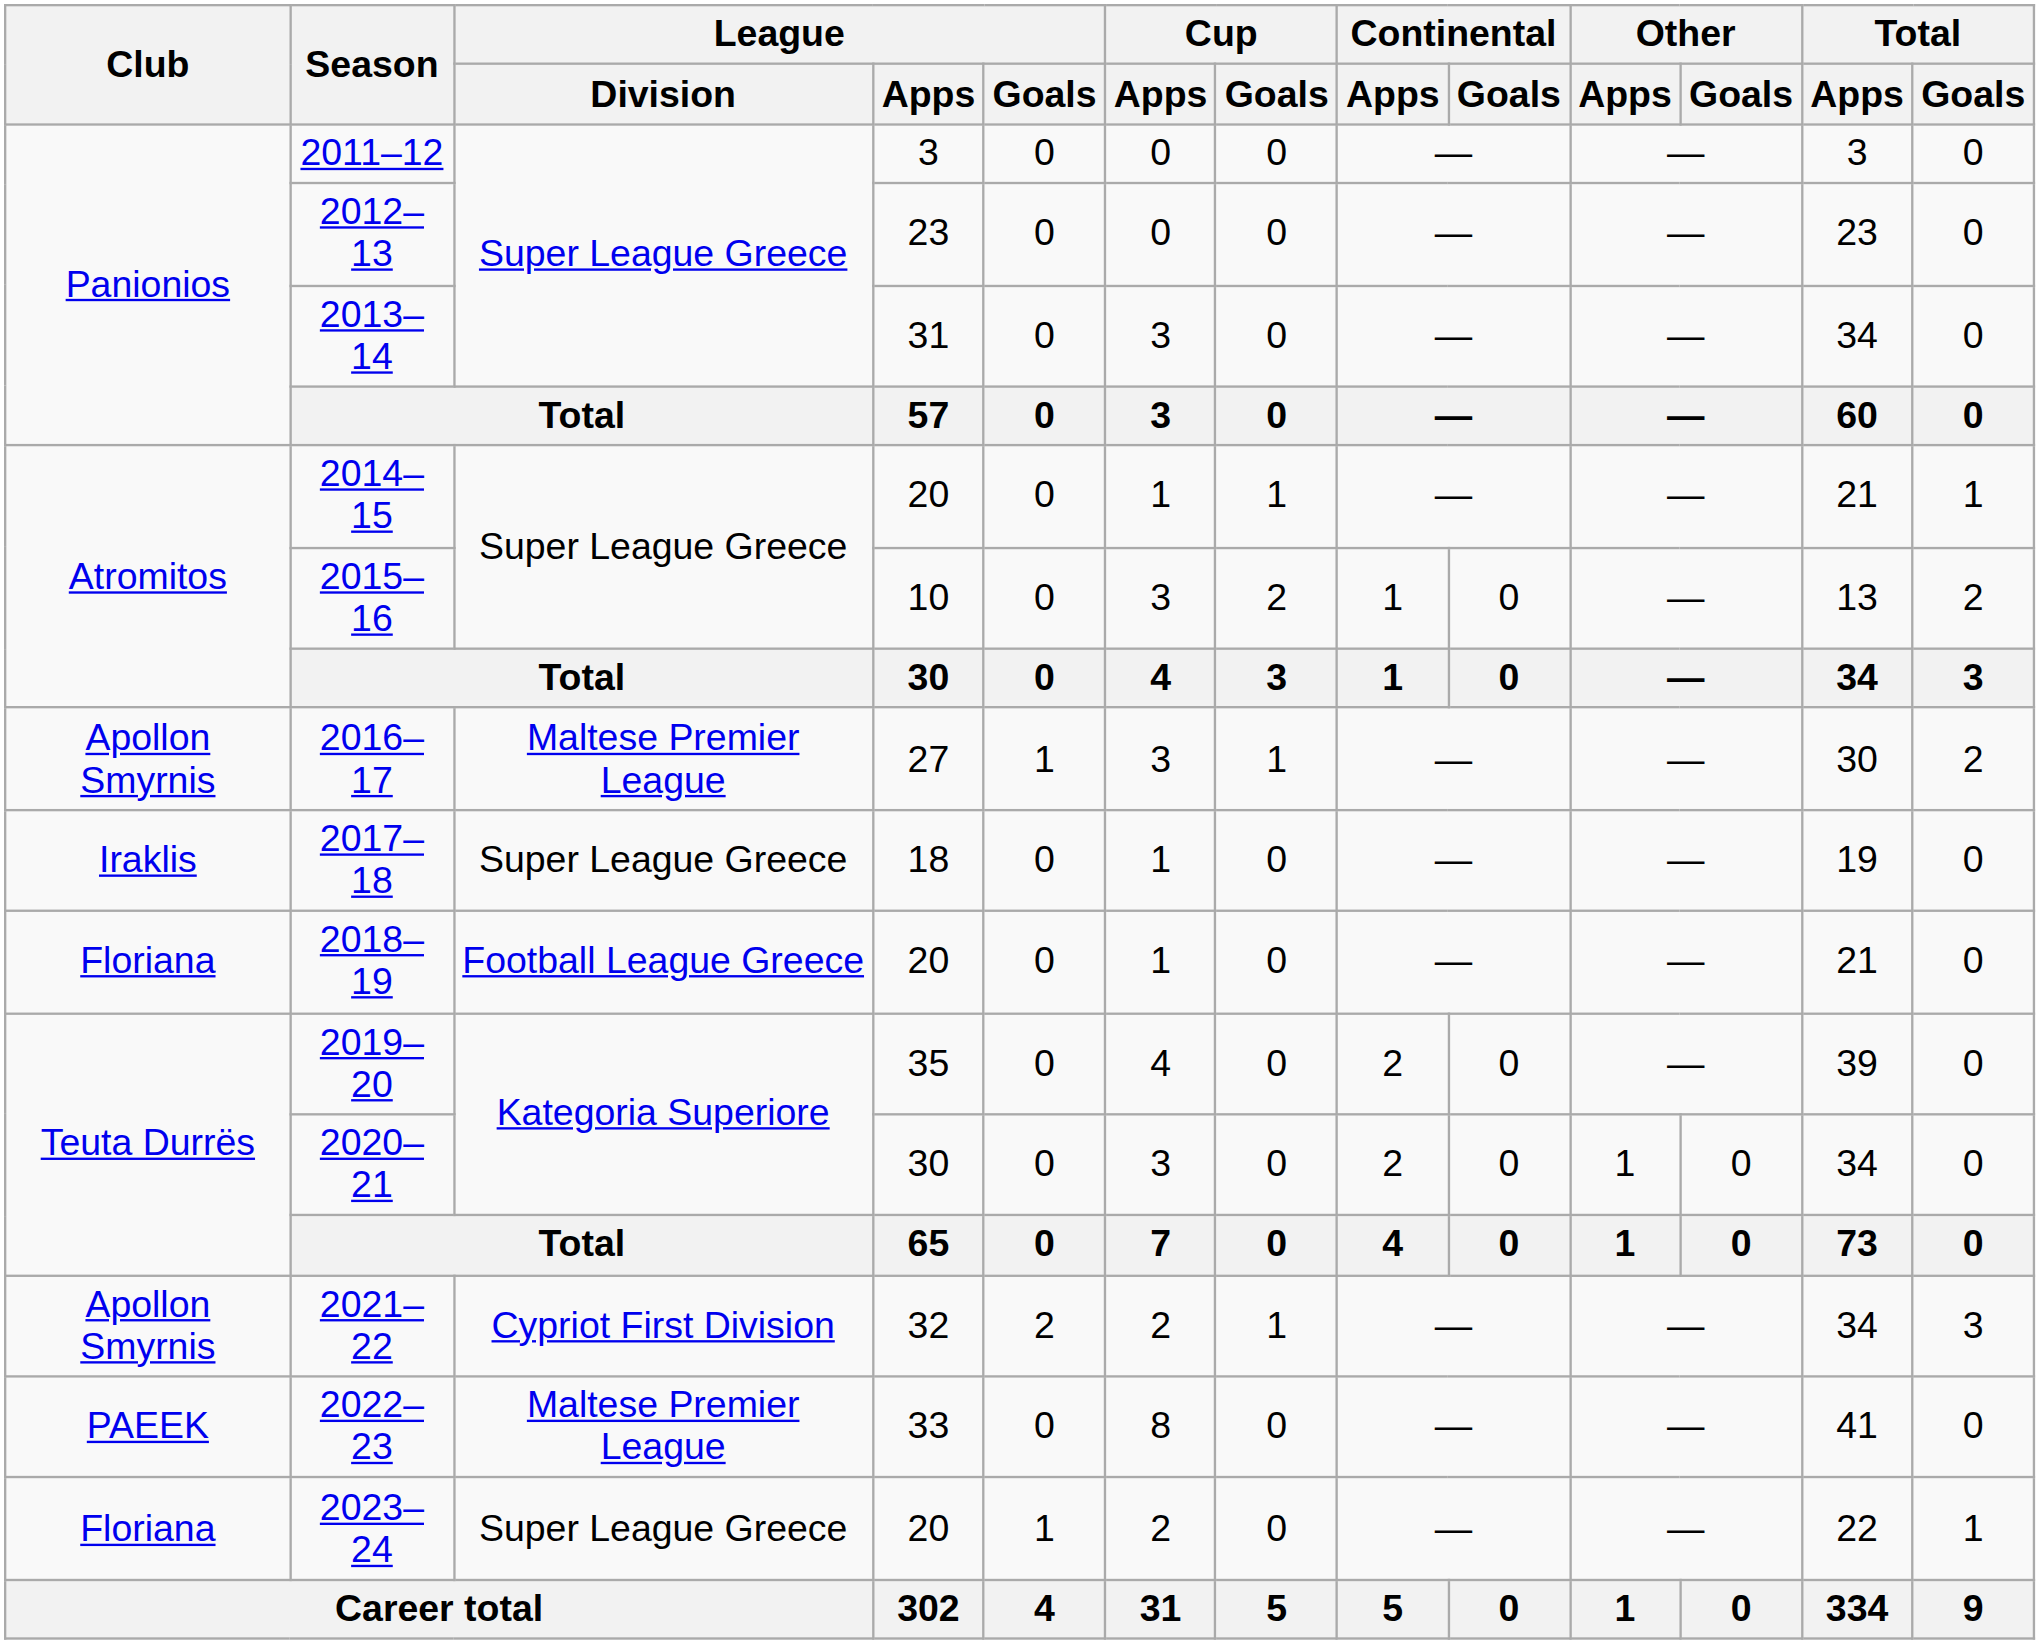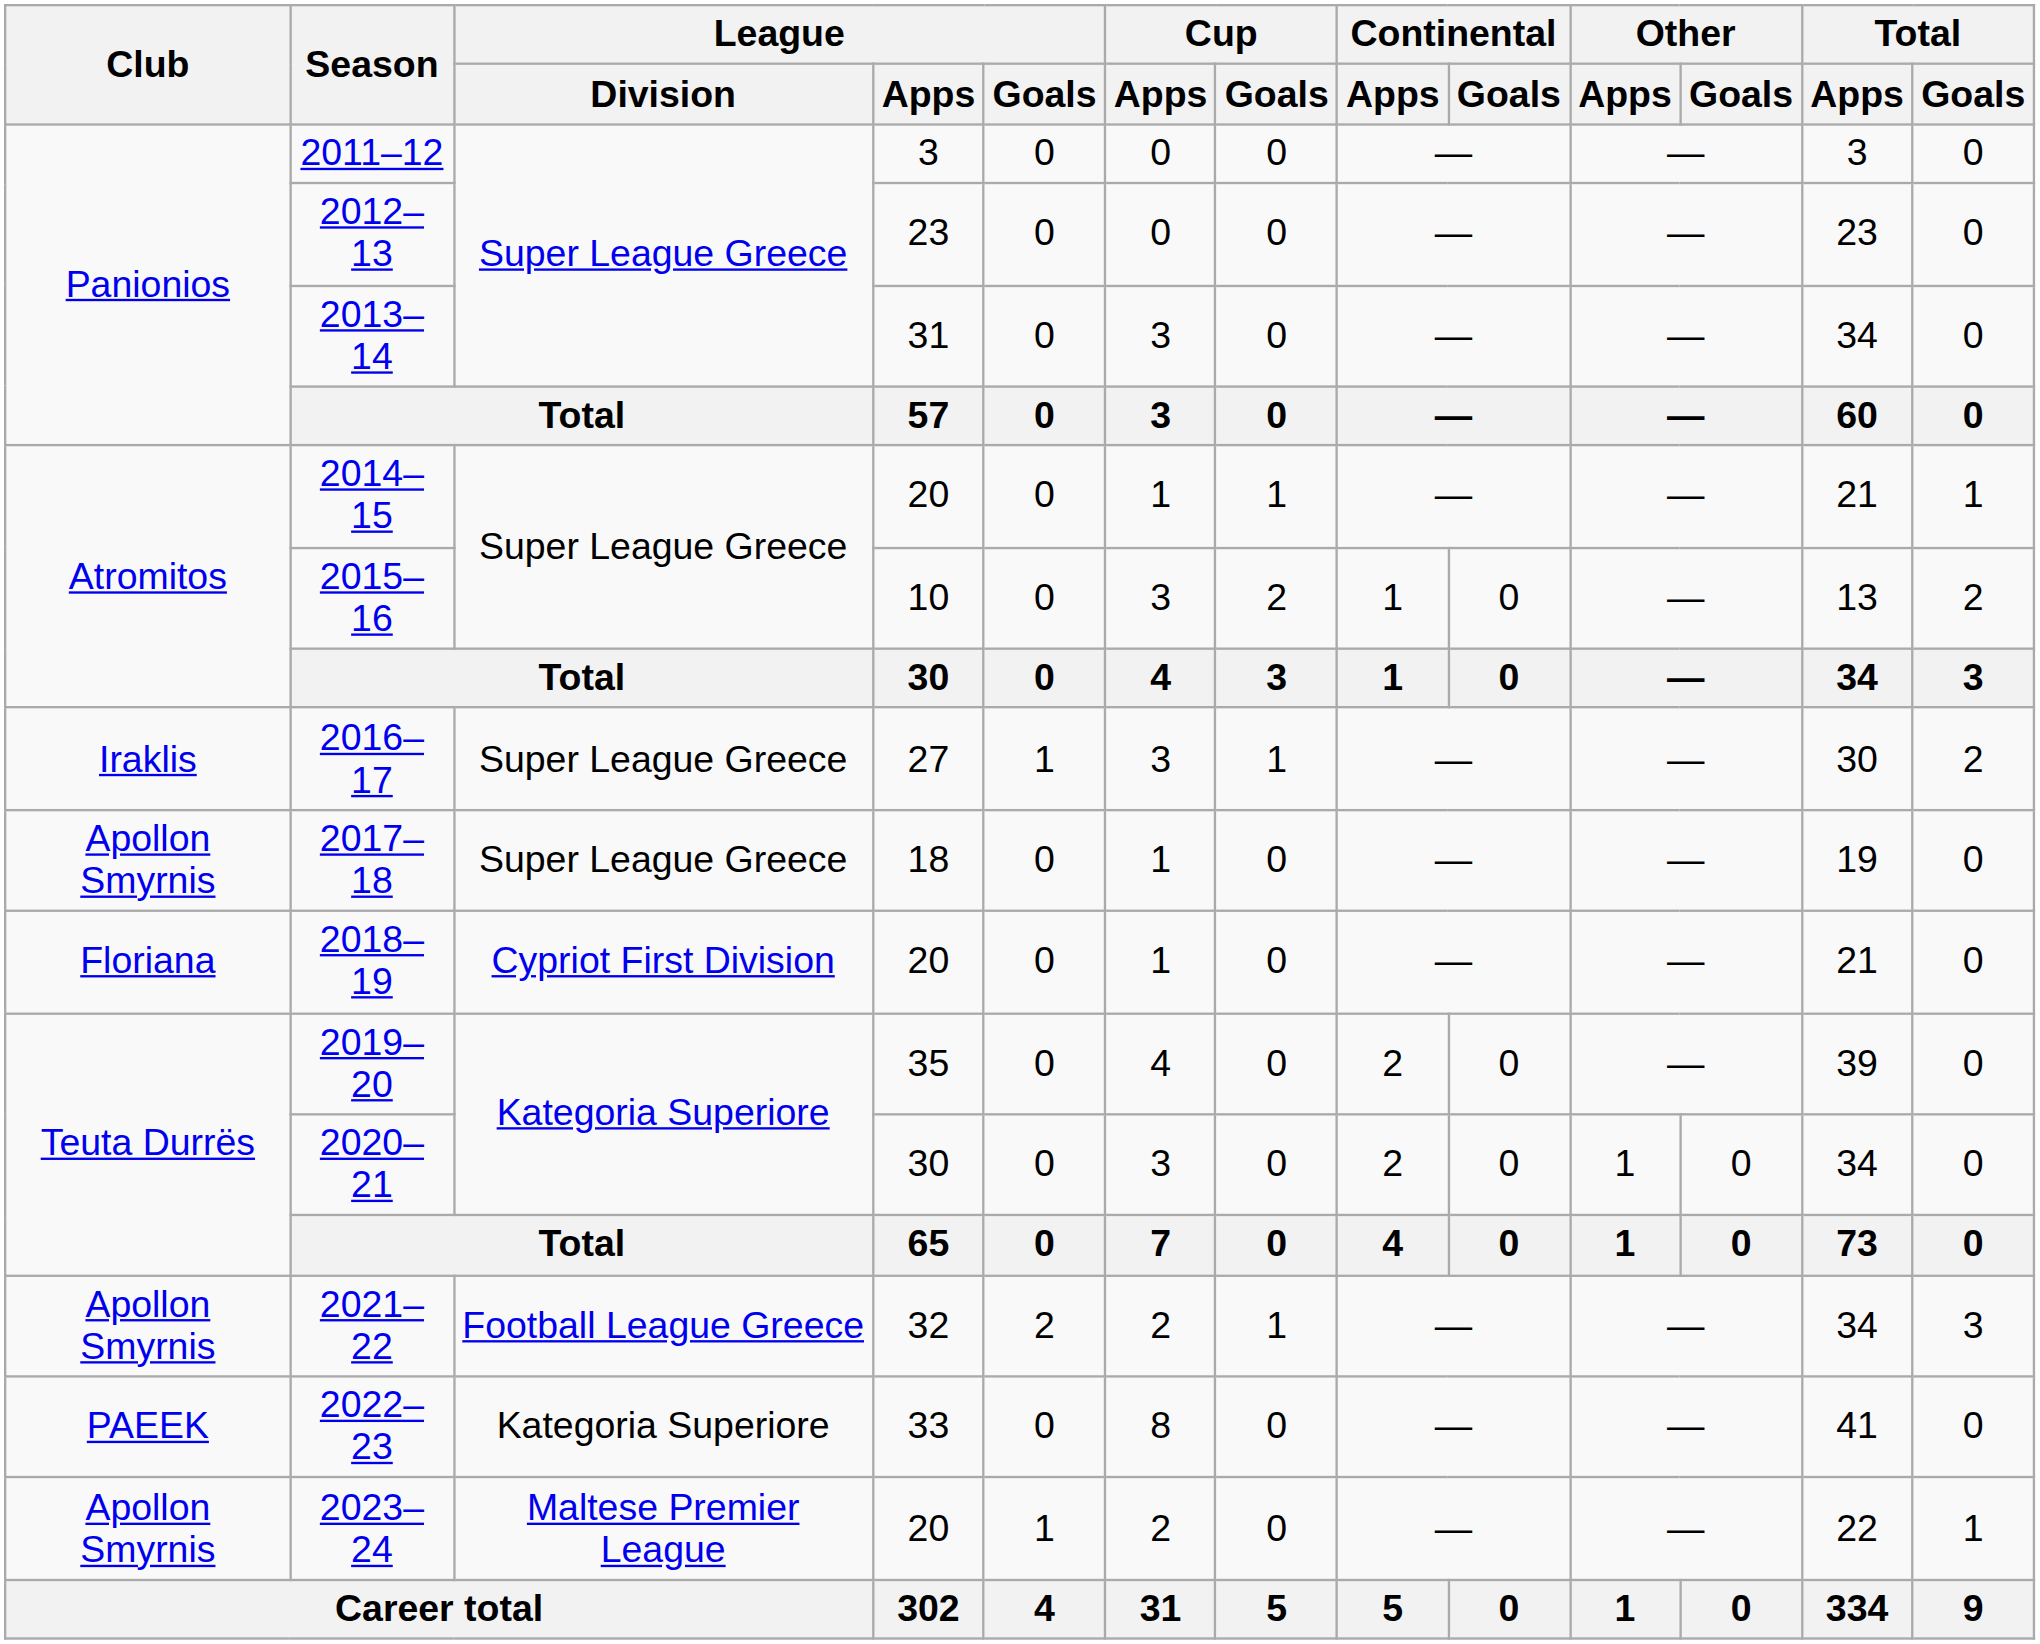(148, 758) Apollon Smyrnis -> (148, 758) Iraklis
(663, 758) Maltese Premier League -> (663, 758) Super League Greece
(148, 859) Iraklis -> (148, 859) Apollon Smyrnis
(663, 961) Football League Greece -> (663, 961) Cypriot First Division
(663, 1324) Cypriot First Division -> (663, 1324) Football League Greece
(663, 1426) Maltese Premier League -> (663, 1426) Kategoria Superiore
(148, 1527) Floriana -> (148, 1527) Apollon Smyrnis
(663, 1527) Super League Greece -> (663, 1527) Maltese Premier League
